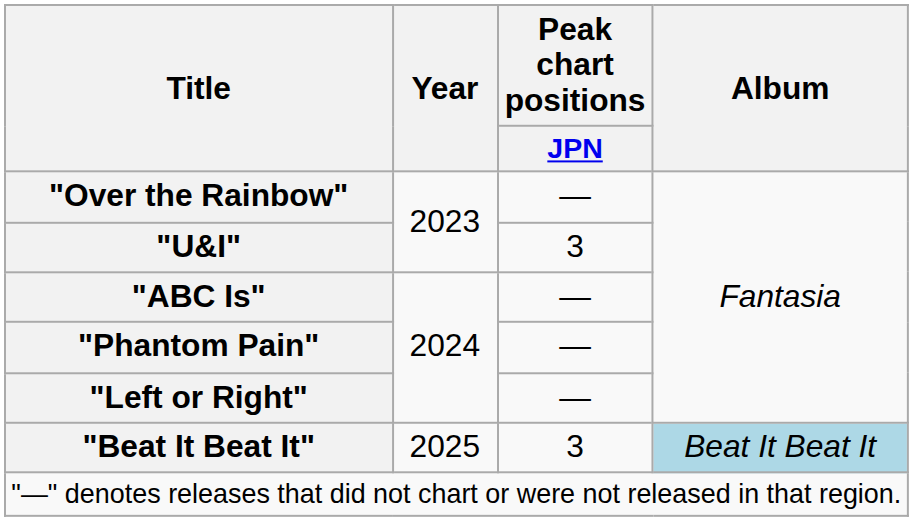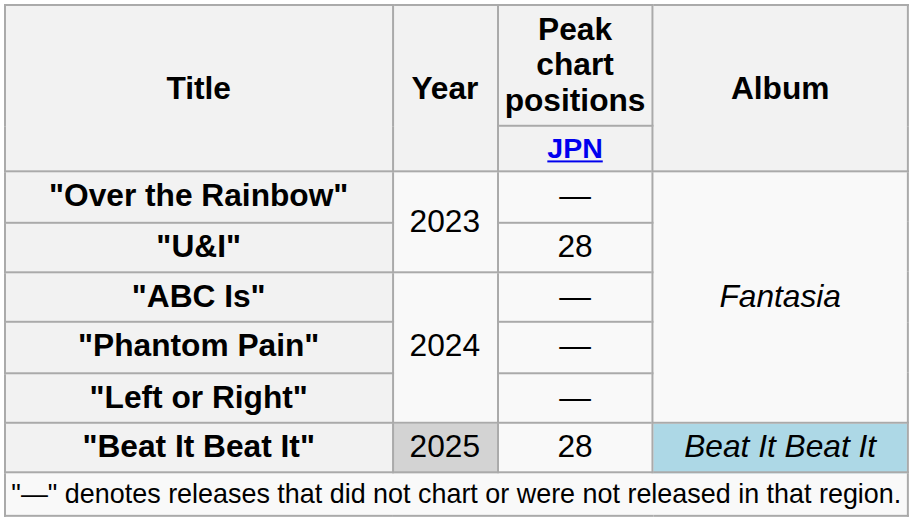(575, 246) 3 -> (575, 246) 28
(445, 447) no background -> (445, 447) lightgrey background
(575, 447) 3 -> (575, 447) 28
